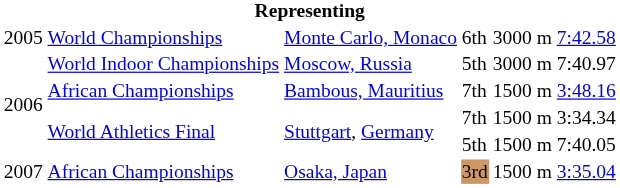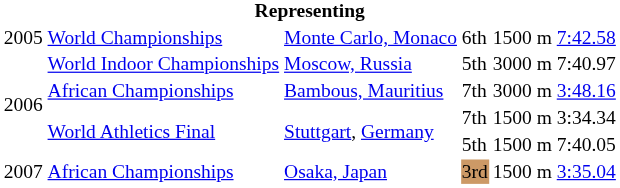(522, 37) 3000 m -> (522, 37) 1500 m
(522, 91) 1500 m -> (522, 91) 3000 m
